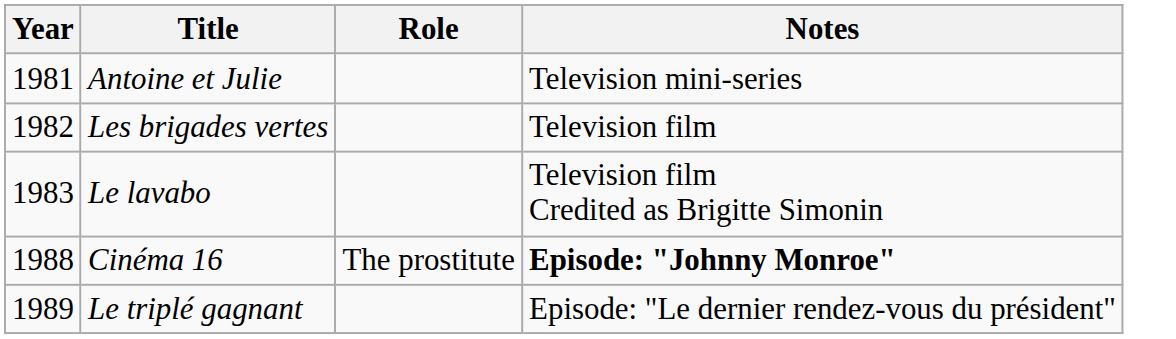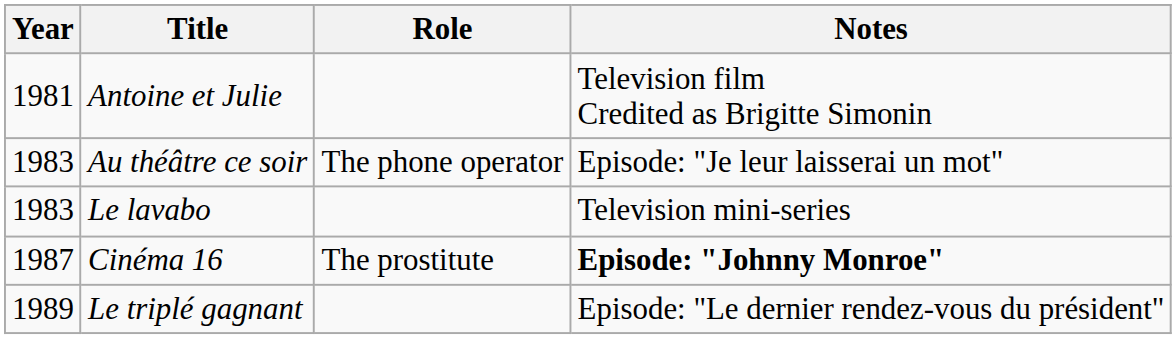(666, 77) Television mini-series -> (755, 95) Television film Credited as Brigitte Simonin
- row: (208, 126)
+ row: (198, 161)
(706, 193) Television film Credited as Brigitte Simonin -> (714, 210) Television mini-series
(43, 259) 1988 -> (43, 259) 1987
